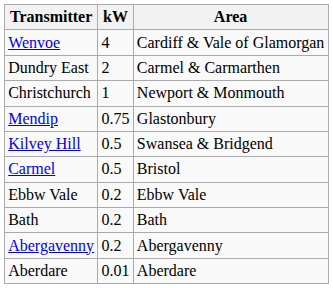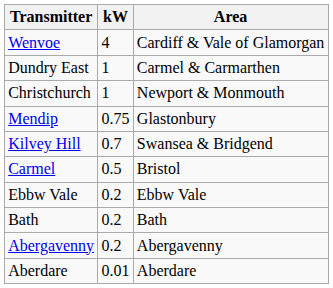(105, 67) 2 -> (105, 67) 1
(111, 144) 0.5 -> (111, 144) 0.7
